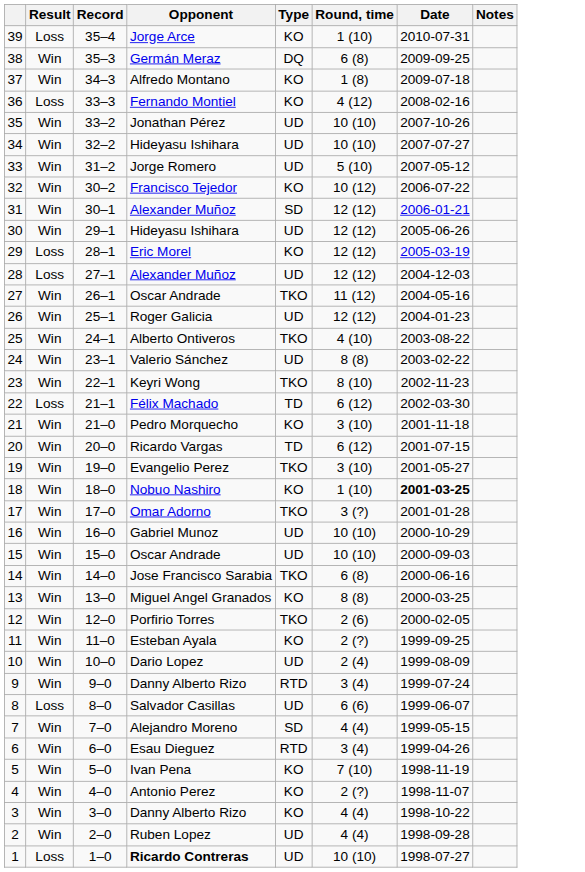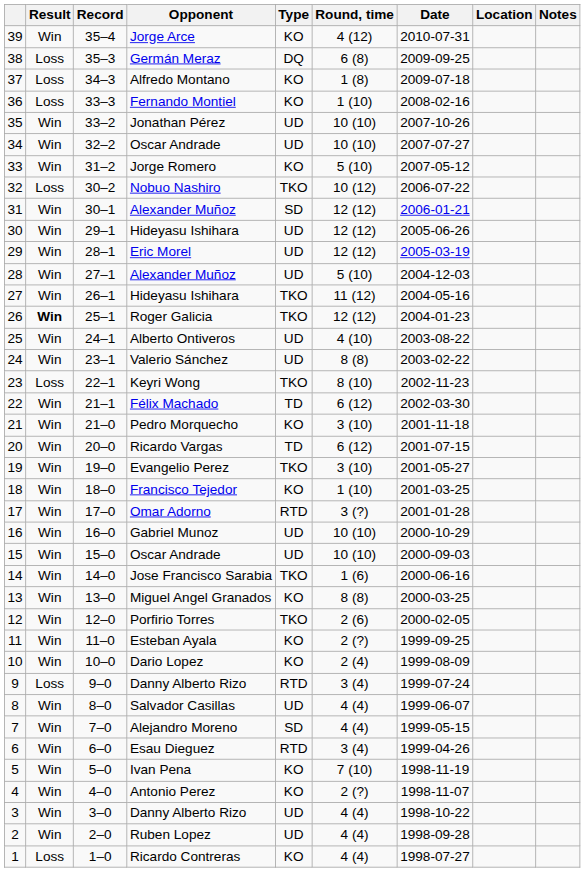+ column: (504, 15)
(50, 36) Loss -> (50, 36) Win
(355, 36) 1 (10) -> (355, 36) 4 (12)
(50, 58) Win -> (50, 58) Loss
(50, 79) Win -> (50, 79) Loss
(355, 101) 4 (12) -> (355, 101) 1 (10)
(184, 144) Hideyasu Ishihara -> (175, 144) Oscar Andrade
(294, 166) UD -> (294, 166) KO
(50, 187) Win -> (50, 187) Loss
(183, 187) Francisco Tejedor -> (175, 187) Nobuo Nashiro
(294, 187) KO -> (294, 187) TKO
(50, 252) Loss -> (50, 252) Win
(294, 252) KO -> (294, 252) UD
(50, 274) Loss -> (50, 274) Win
(355, 274) 12 (12) -> (355, 274) 5 (10)
(175, 295) Oscar Andrade -> (184, 295) Hideyasu Ishihara
(50, 317) normal -> (50, 317) bold
(294, 317) UD -> (294, 317) TKO
(294, 338) TKO -> (294, 338) UD
(50, 381) Win -> (50, 381) Loss
(50, 403) Loss -> (50, 403) Win
(175, 489) Nobuo Nashiro -> (183, 489) Francisco Tejedor
(435, 489) bold -> (435, 489) normal
(294, 511) TKO -> (294, 511) RTD
(355, 576) 6 (8) -> (355, 576) 1 (6)
(294, 662) UD -> (294, 662) KO
(50, 683) Win -> (50, 683) Loss
(50, 705) Loss -> (50, 705) Win
(355, 705) 6 (6) -> (355, 705) 4 (4)
(294, 813) KO -> (294, 813) UD
(189, 856) bold -> (185, 856) normal
(294, 856) UD -> (294, 856) KO
(355, 856) 10 (10) -> (355, 856) 4 (4)
